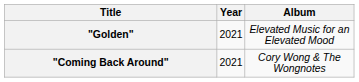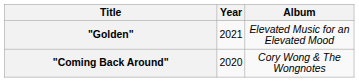(231, 63) 2021 -> (231, 63) 2020
